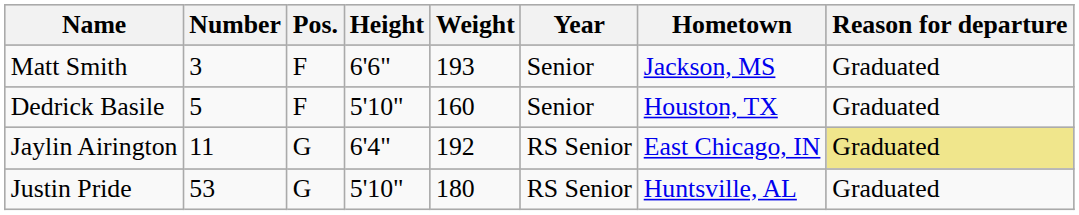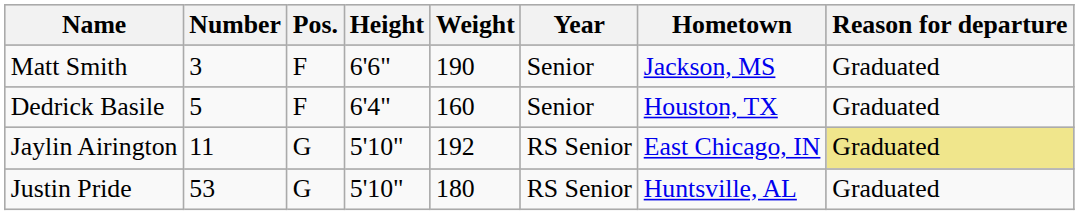(455, 65) 193 -> (455, 65) 190
(377, 106) 5'10" -> (370, 106) 6'4"
(370, 147) 6'4" -> (377, 147) 5'10"
